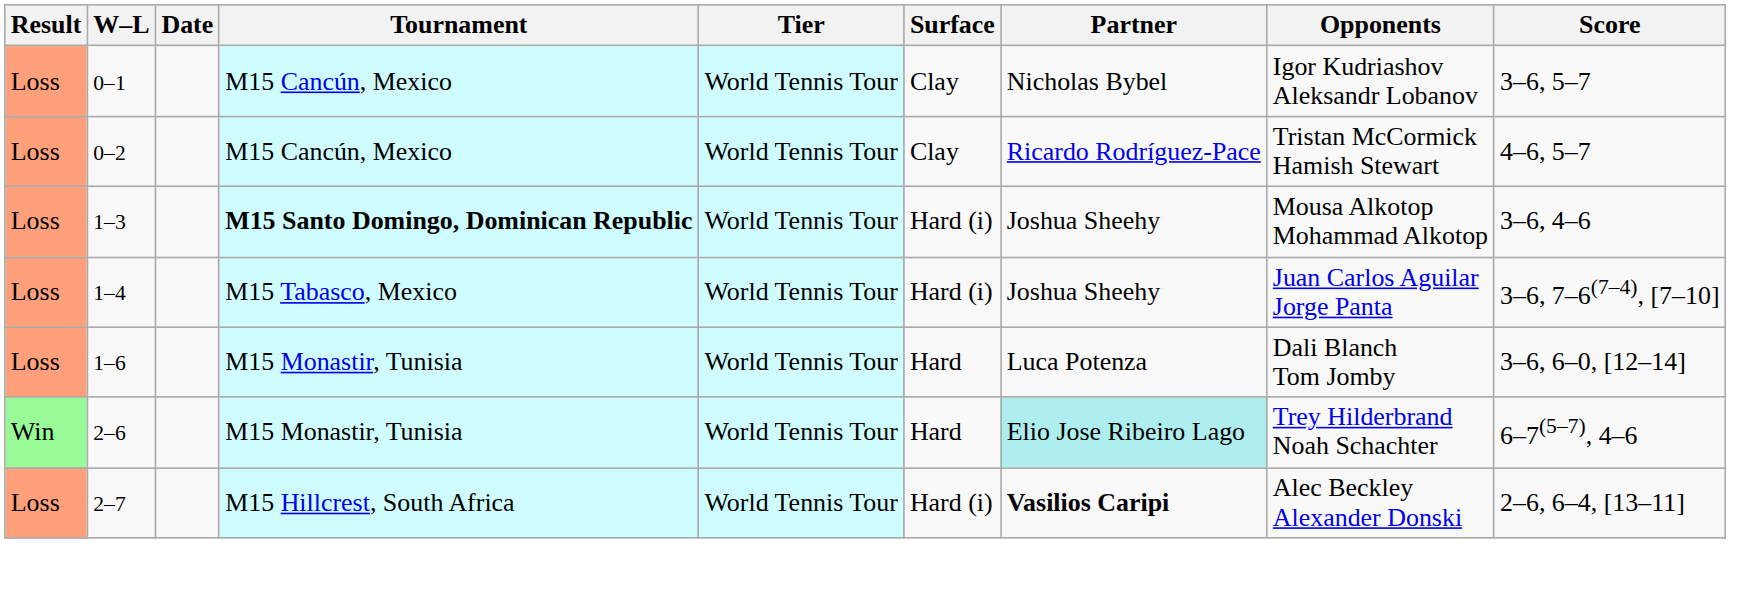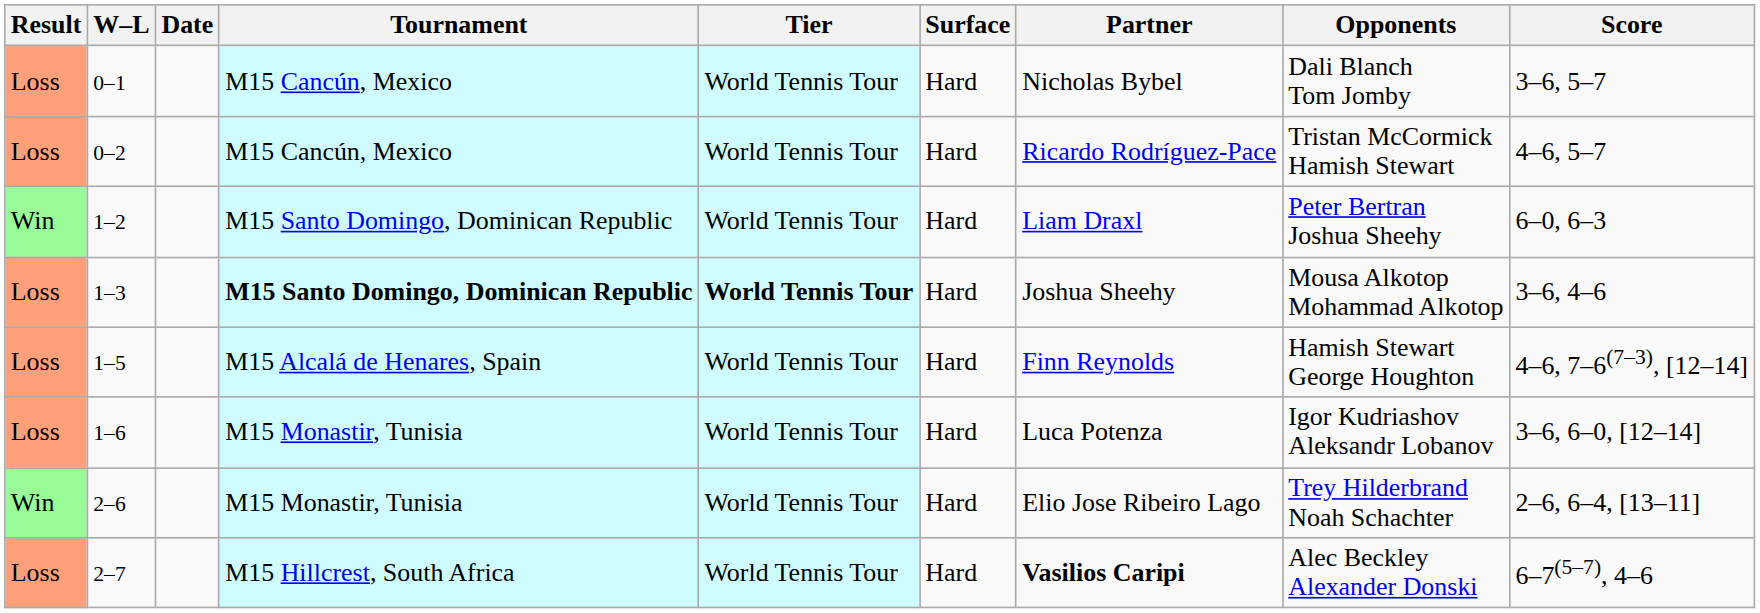(934, 80) Clay -> (951, 80) Hard
(1375, 80) Igor Kudriashov Aleksandr Lobanov -> (1350, 80) Dali Blanch Tom Jomby
(934, 151) Clay -> (951, 151) Hard
+ row: (110, 222)
(801, 221) normal -> (809, 291) bold
(951, 221) Hard (i) -> (951, 291) Hard
- row: (110, 293)
+ row: (110, 363)
(1335, 361) Dali Blanch Tom Jomby -> (1391, 432) Igor Kudriashov Aleksandr Lobanov
(1126, 432) paleturquoise background -> (1141, 502) no background
(1569, 432) 6–7(5–7), 4–6 -> (1608, 502) 2–6, 6–4, [13–11]
(951, 502) Hard (i) -> (951, 572) Hard
(1592, 502) 2–6, 6–4, [13–11] -> (1584, 572) 6–7(5–7), 4–6
